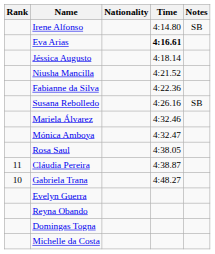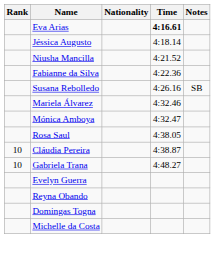- row: (58, 27)
(17, 165) 11 -> (17, 149) 10
